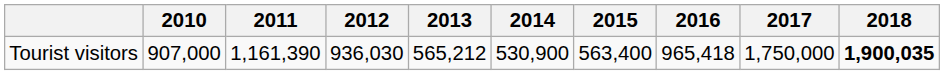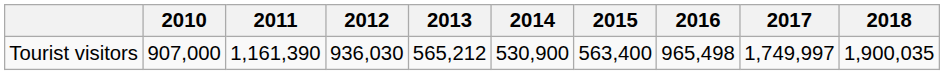(698, 52) 965,418 -> (698, 52) 965,498
(789, 52) 1,750,000 -> (789, 52) 1,749,997
(889, 52) bold -> (889, 52) normal
